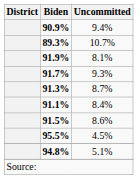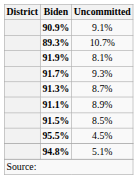(102, 27) 9.4% -> (102, 27) 9.1%
(102, 105) 8.4% -> (102, 105) 8.9%
(102, 120) 8.6% -> (102, 120) 8.5%
